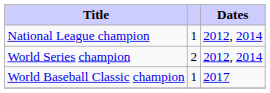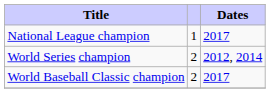(233, 35) 2012, 2014 -> (216, 35) 2017
(194, 77) 1 -> (194, 77) 2
